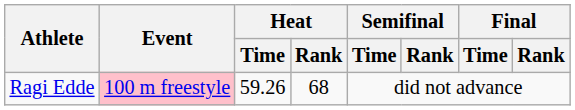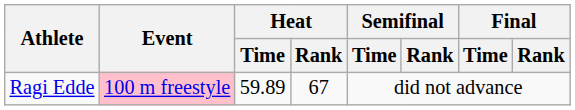(263, 88) 59.26 -> (263, 88) 59.89
(319, 88) 68 -> (319, 88) 67
